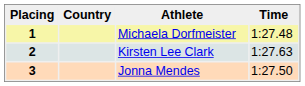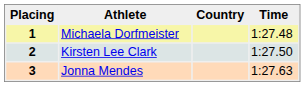columns swapped: (87, 15) <-> (182, 15)
(272, 52) 1:27.63 -> (272, 52) 1:27.50
(272, 71) 1:27.50 -> (272, 71) 1:27.63
